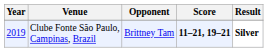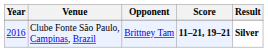(16, 34) 2019 -> (16, 34) 2016
